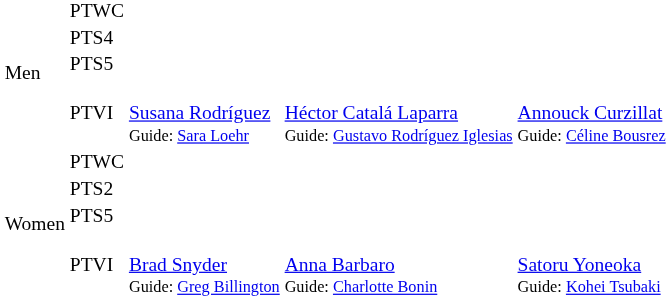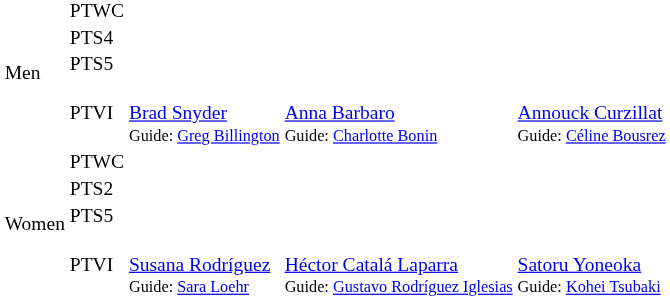(200, 123) Susana Rodríguez Guide: Sara Loehr -> (204, 123) Brad Snyder Guide: Greg Billington
(399, 123) Héctor Catalá Laparra Guide: Gustavo Rodríguez Iglesias -> (361, 123) Anna Barbaro Guide: Charlotte Bonin
(204, 275) Brad Snyder Guide: Greg Billington -> (200, 275) Susana Rodríguez Guide: Sara Loehr
(361, 275) Anna Barbaro Guide: Charlotte Bonin -> (399, 275) Héctor Catalá Laparra Guide: Gustavo Rodríguez Iglesias
